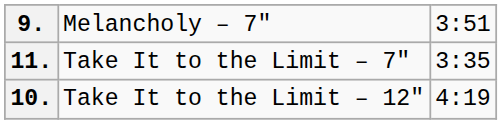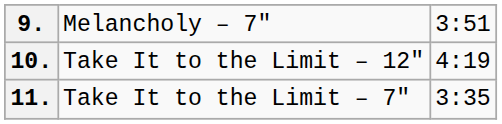rows swapped: (31, 99) <-> (31, 61)
